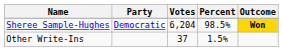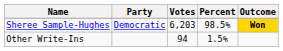(182, 25) 6,204 -> (182, 25) 6,203
(182, 39) 37 -> (182, 39) 94
